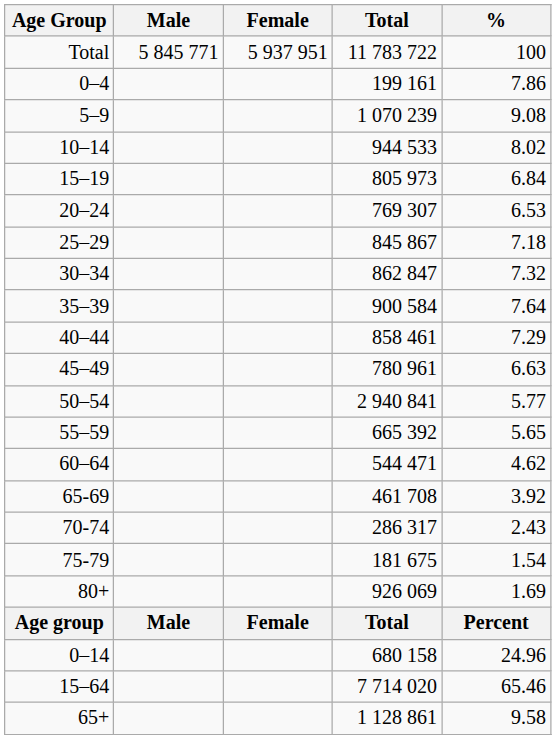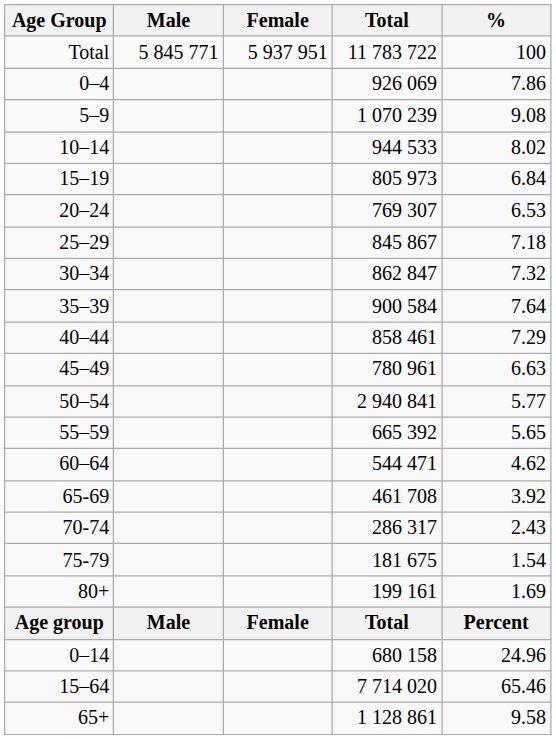(404, 83) 199 161 -> (404, 83) 926 069
(404, 591) 926 069 -> (404, 591) 199 161
